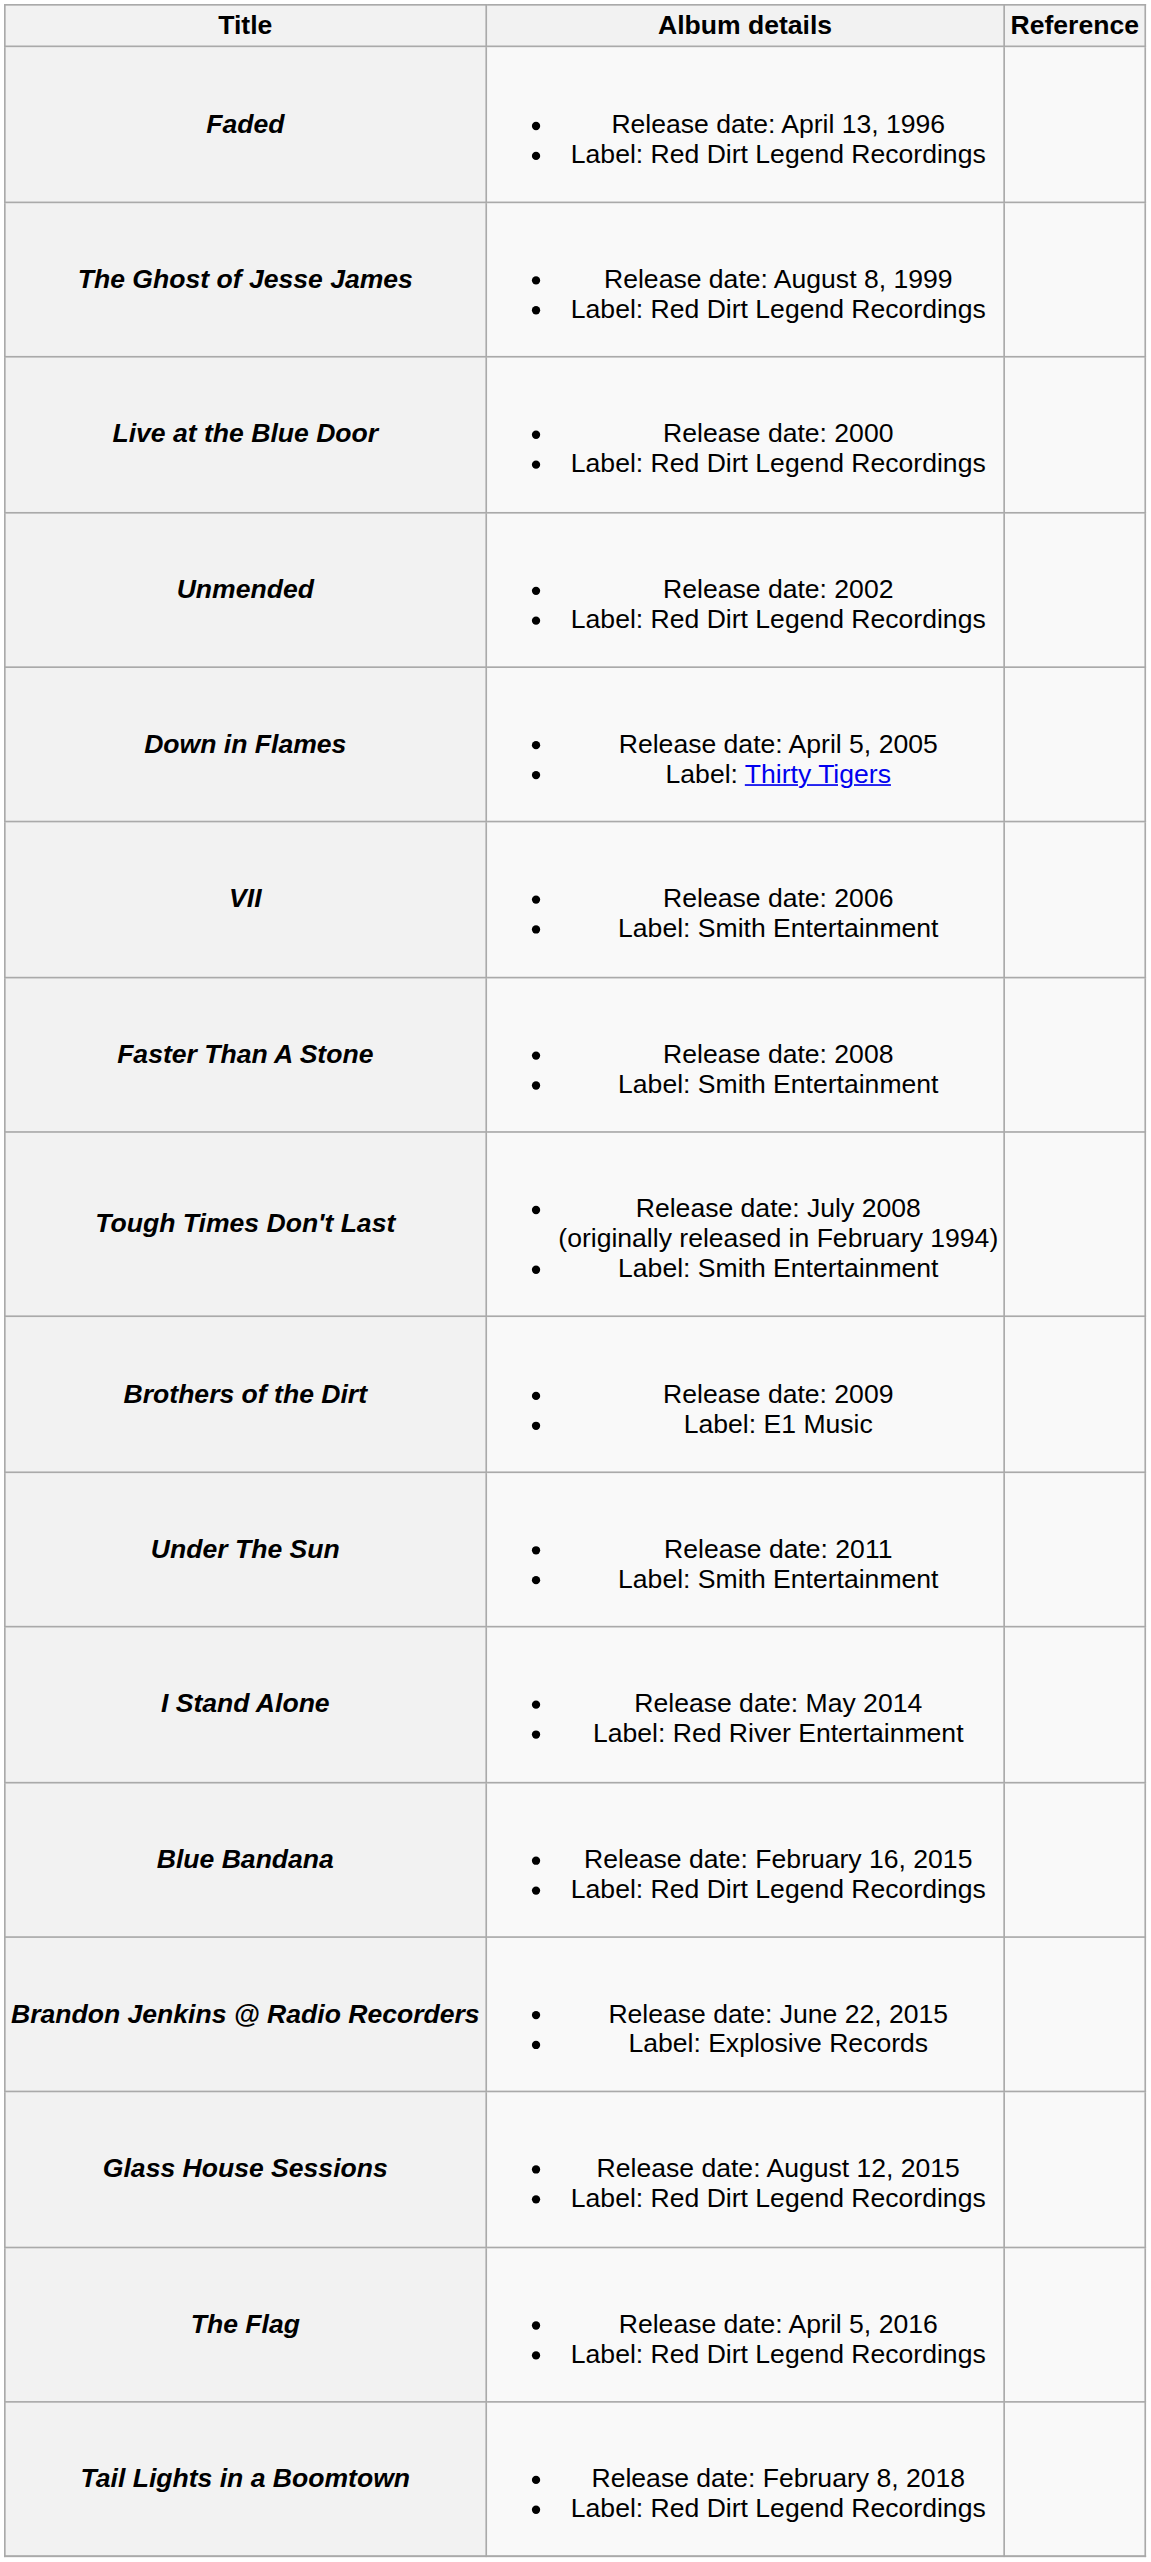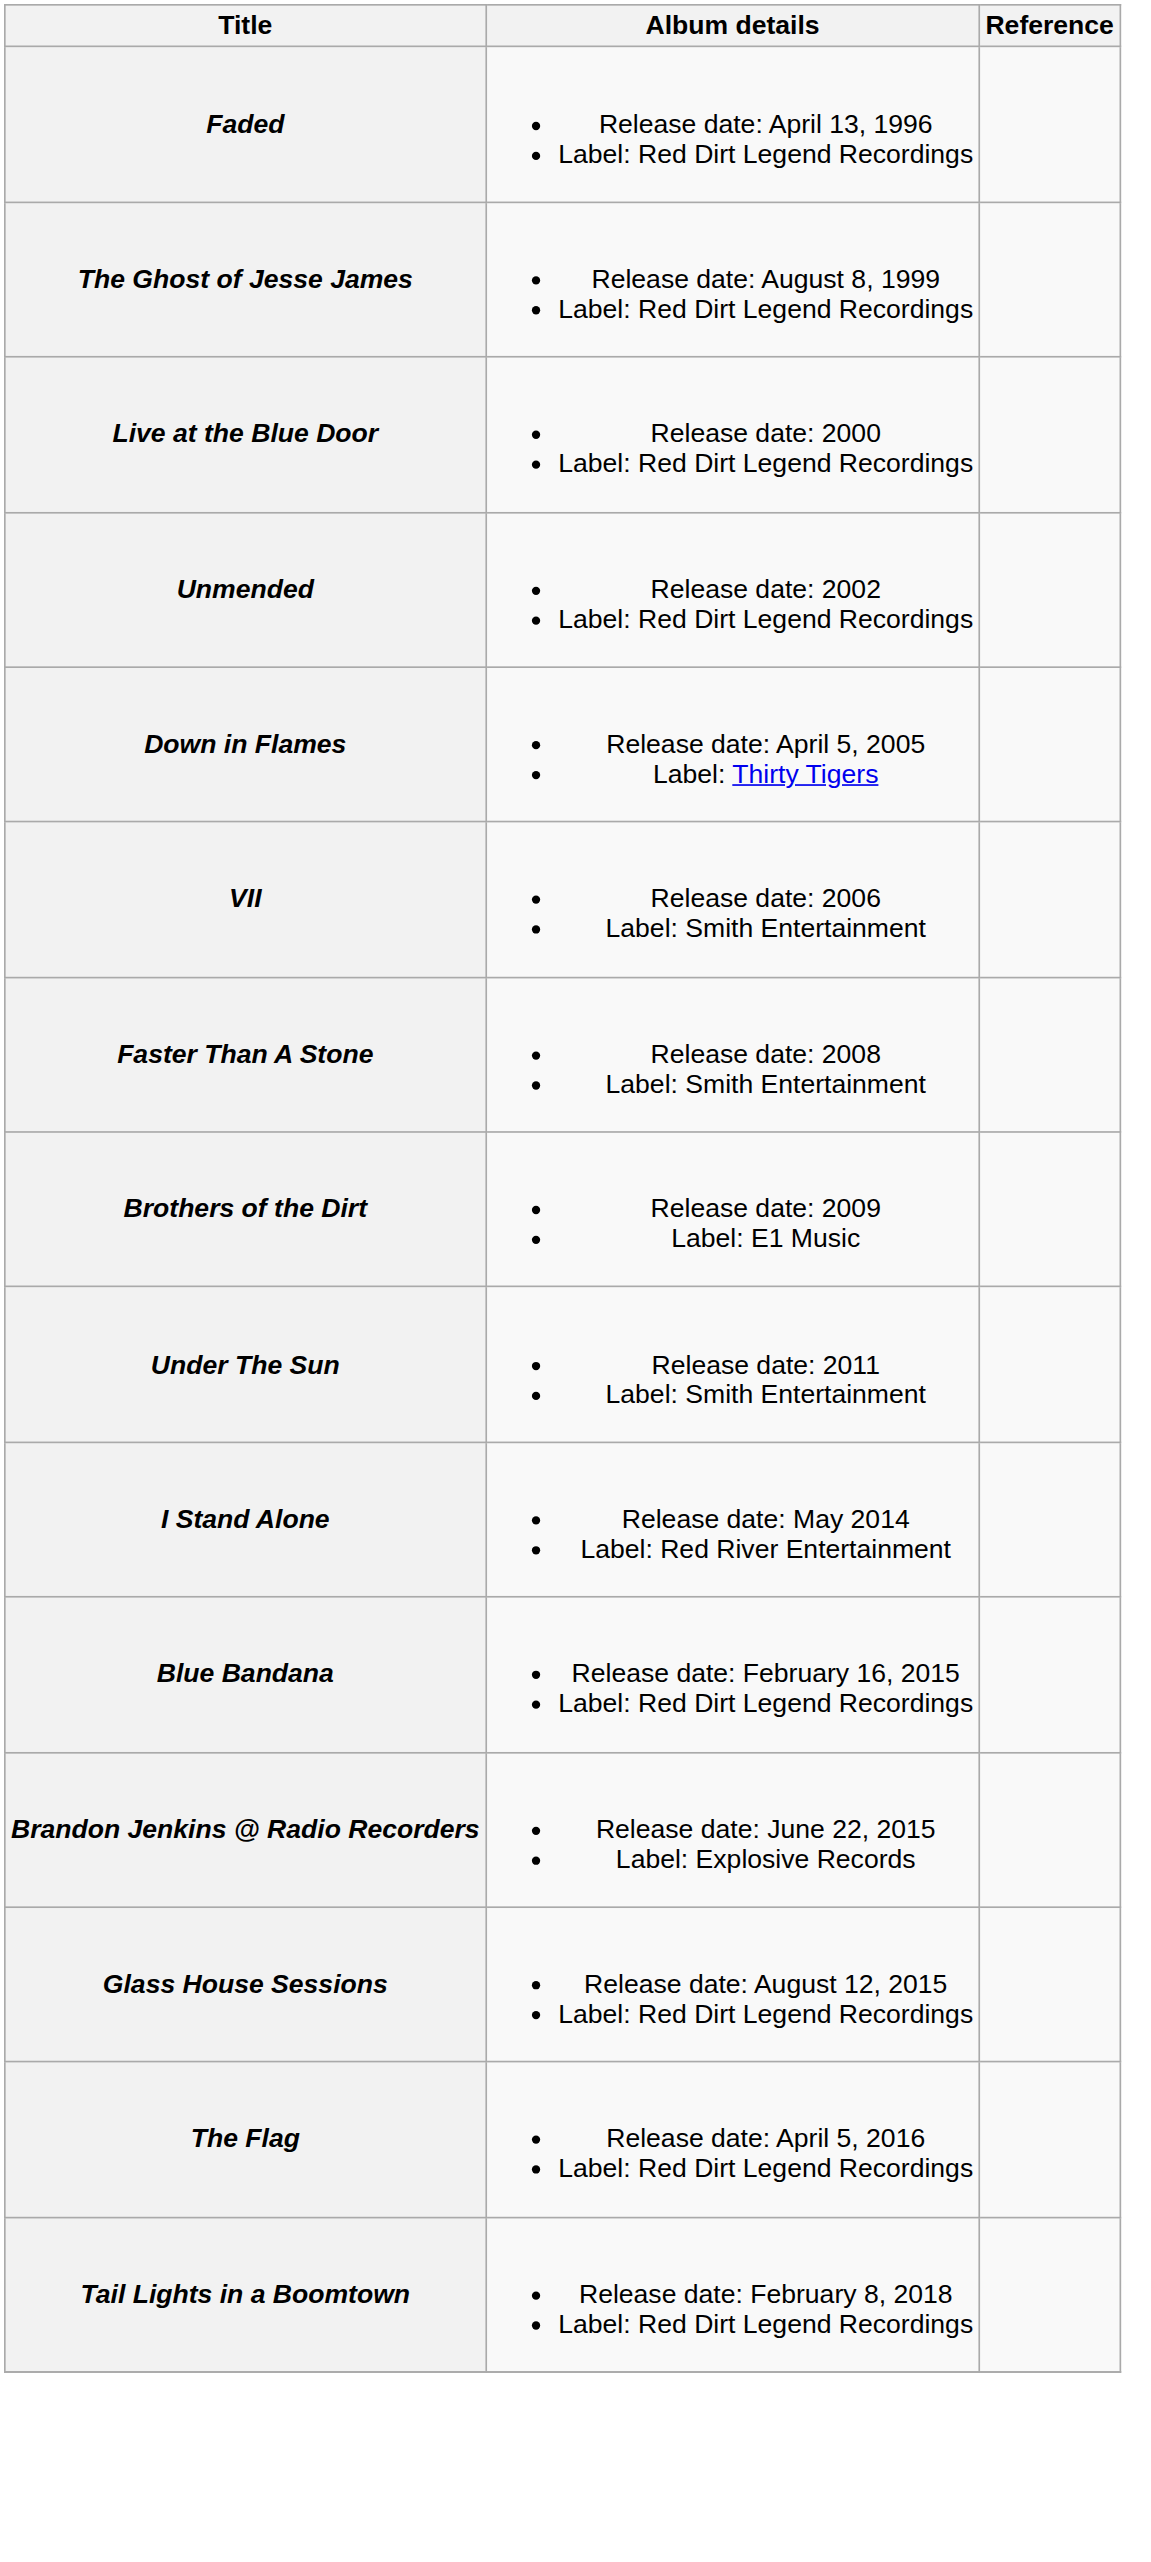- row: (245, 1224)
